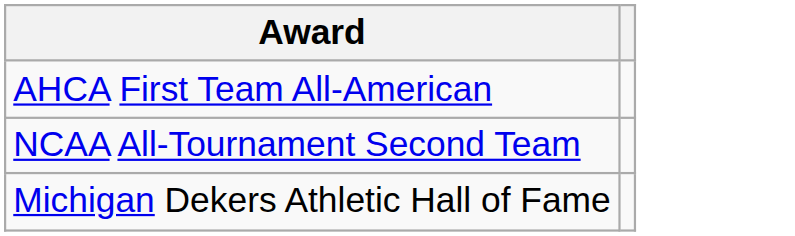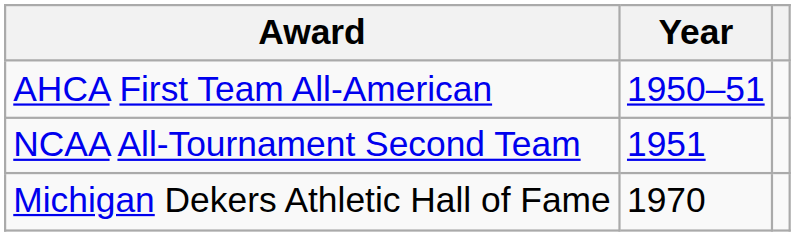+ column: (696, 32)
